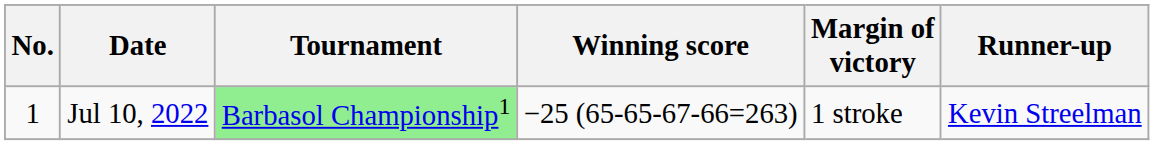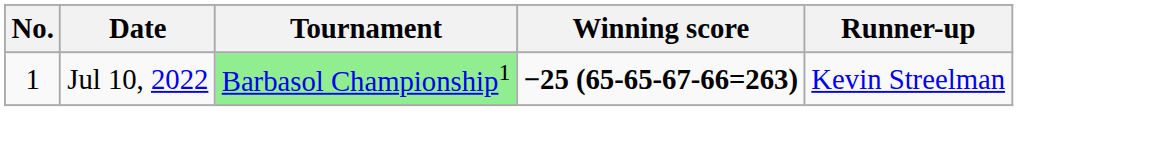- column: (873, 45)
(661, 112) normal -> (661, 78) bold
